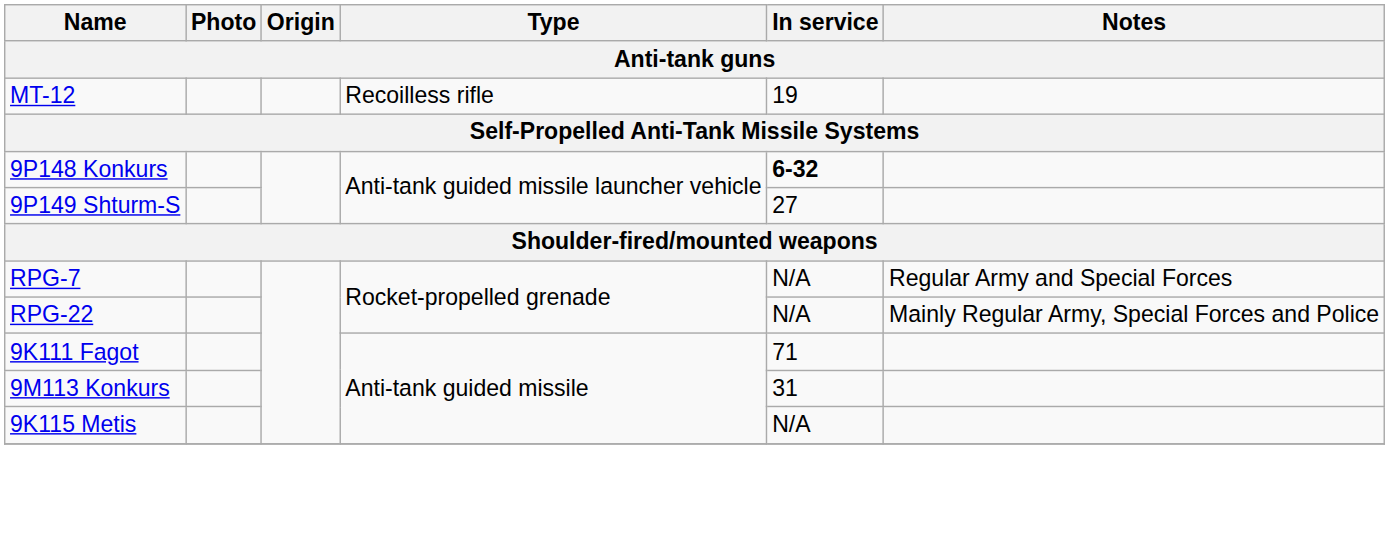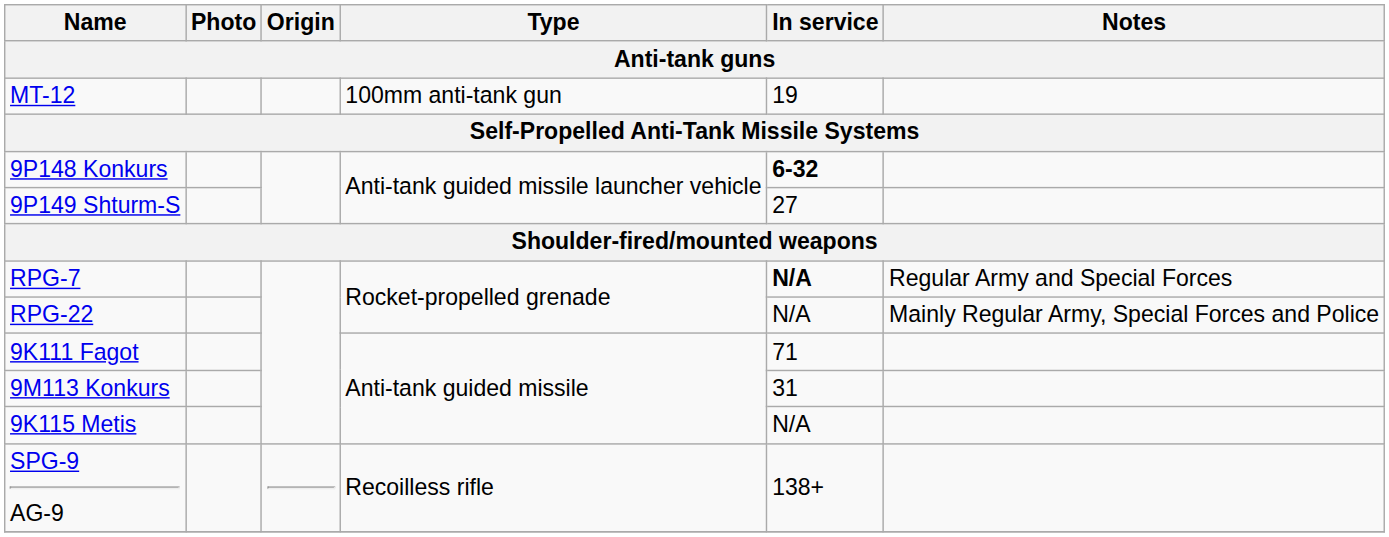(420, 95) Recoilless rifle -> (454, 95) 100mm anti-tank gun
(791, 278) normal -> (792, 278) bold
+ row: (95, 487)
